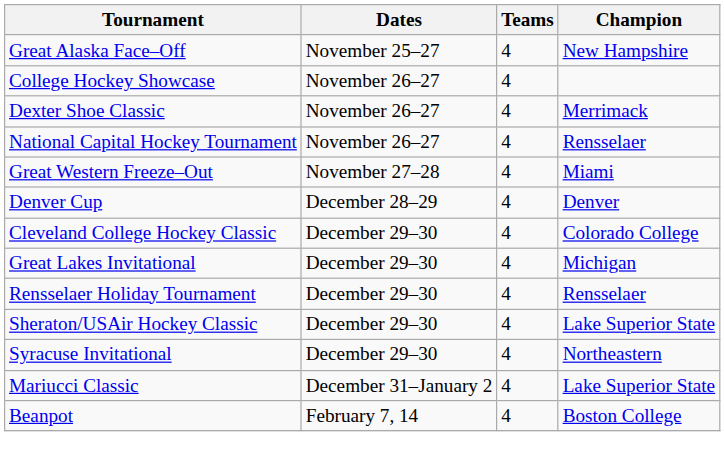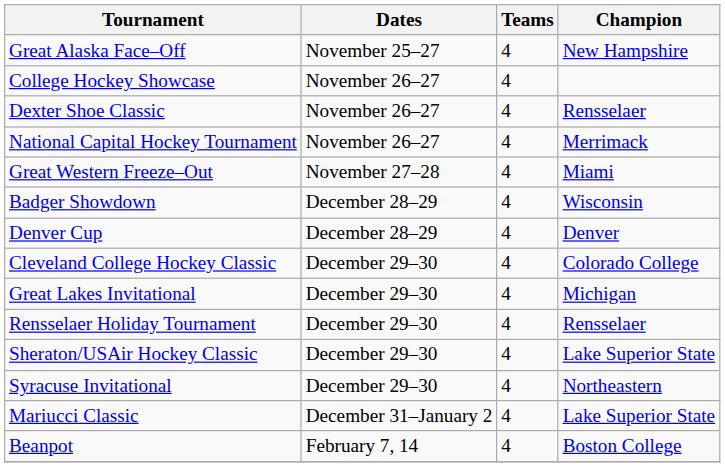(605, 111) Merrimack -> (604, 111) Rensselaer
(604, 141) Rensselaer -> (605, 141) Merrimack
+ row: (82, 202)
